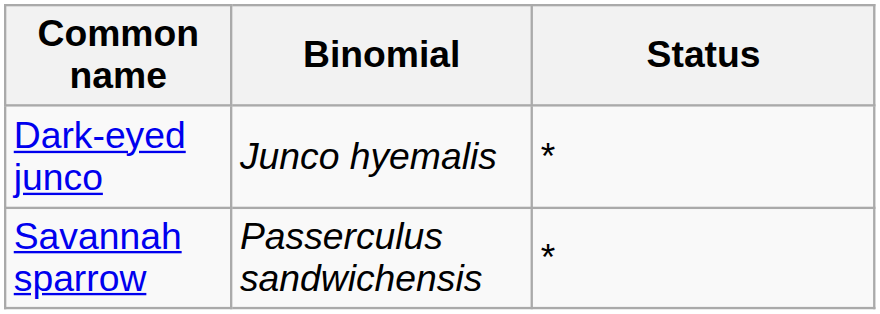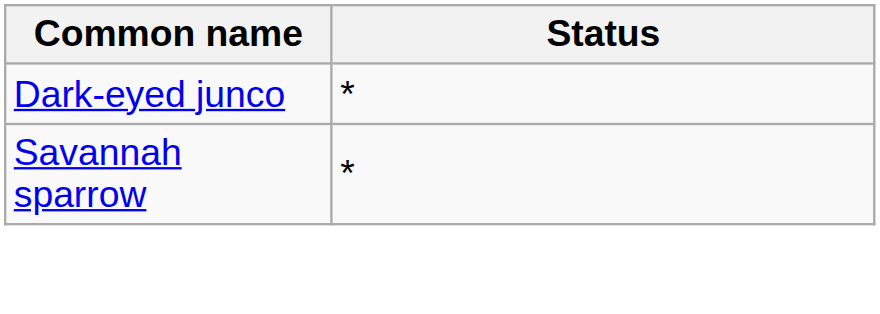- column: (382, 55)
